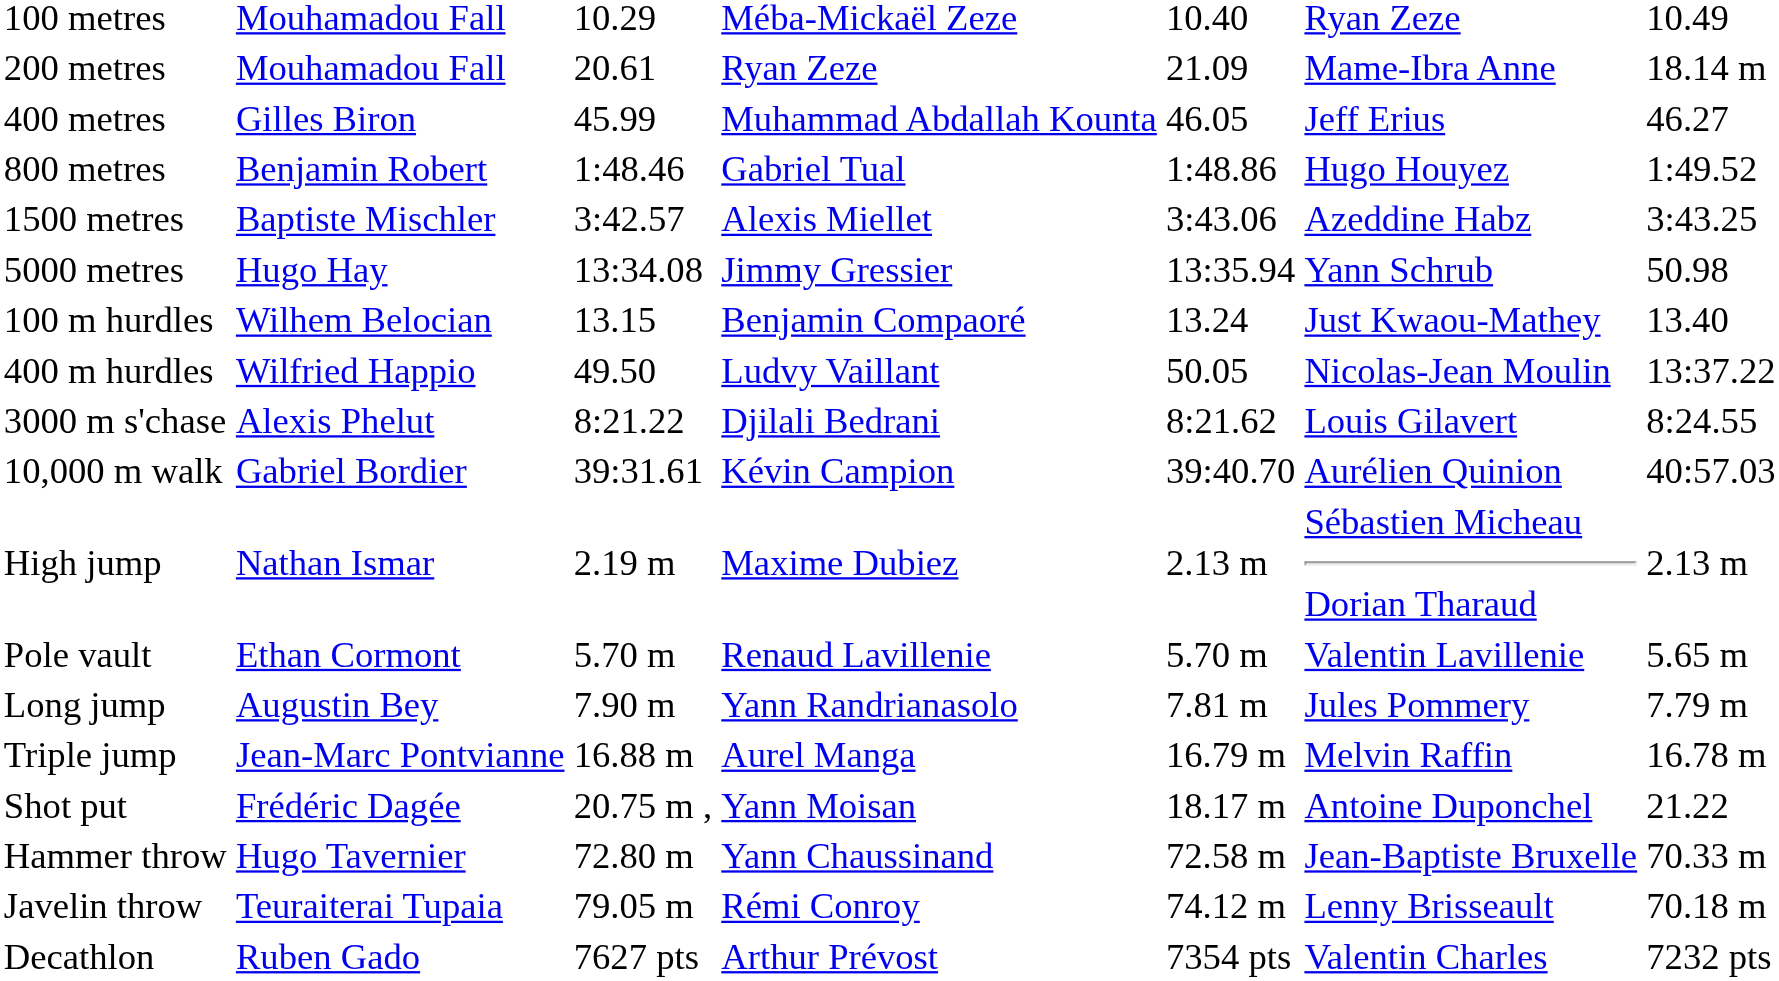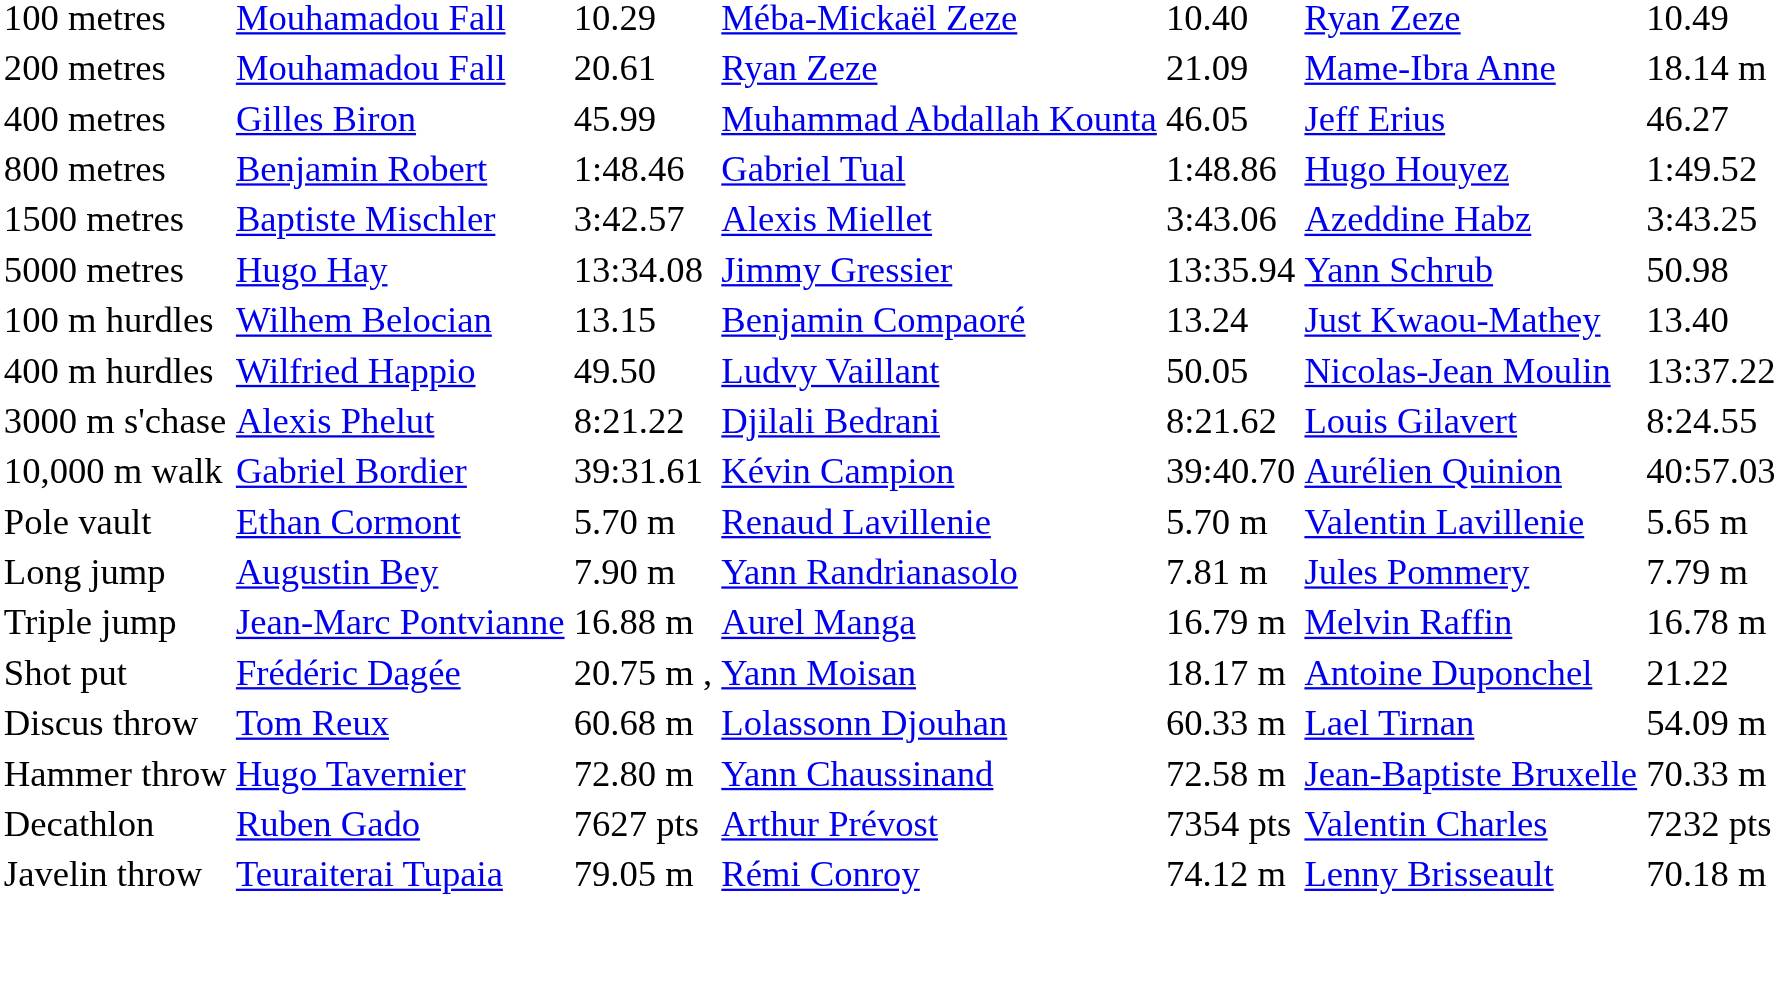- row: (83, 562)
+ row: (101, 723)
rows swapped: (103, 906) <-> (79, 956)
